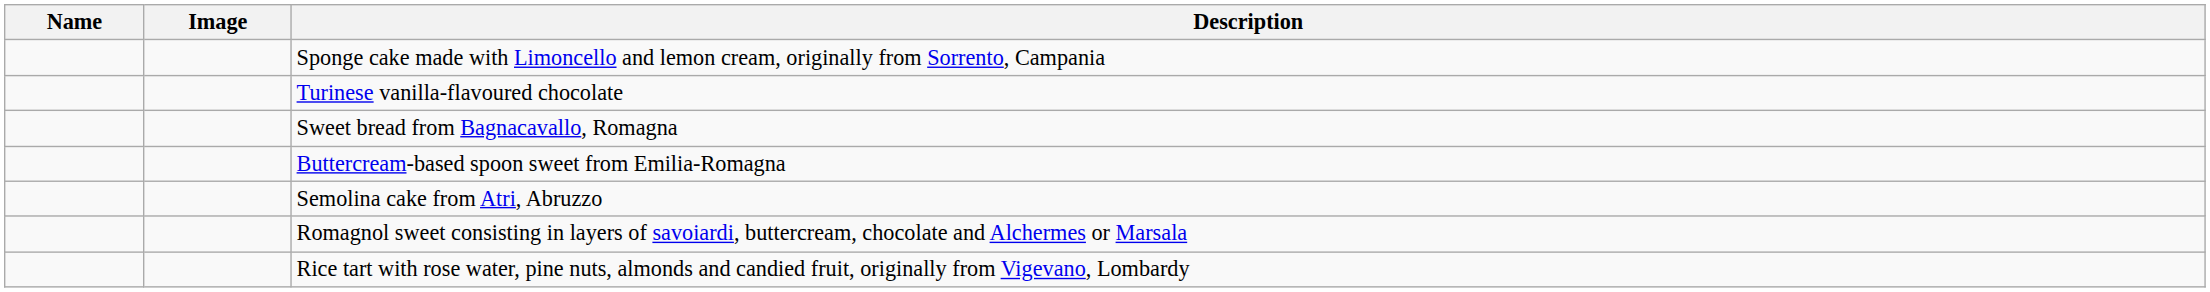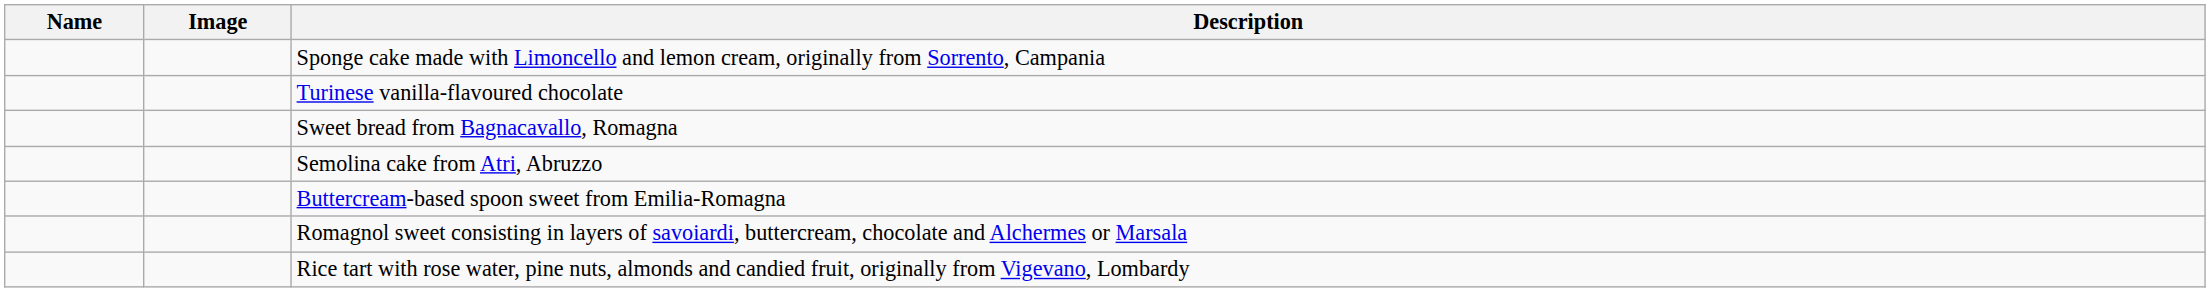rows swapped: (541, 163) <-> (449, 198)
